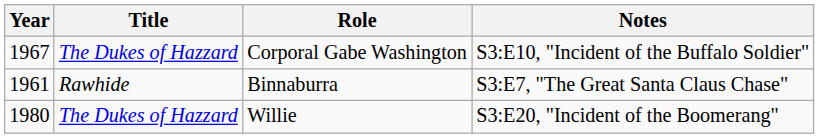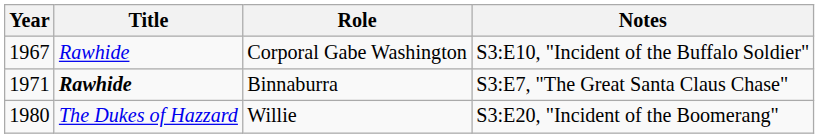(148, 52) The Dukes of Hazzard -> (94, 52) Rawhide
(29, 84) 1961 -> (29, 84) 1971
(94, 84) normal -> (95, 84) bold
